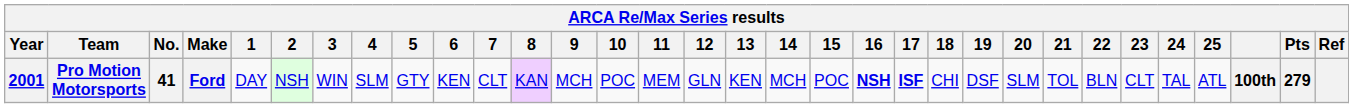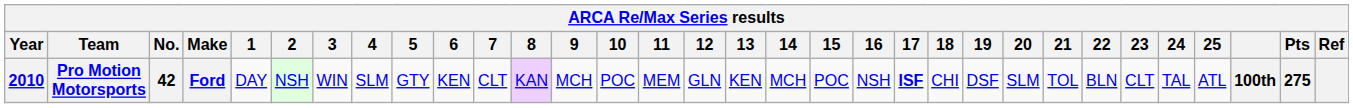(26, 80) 2001 -> (26, 80) 2010
(167, 80) 41 -> (167, 80) 42
(874, 80) bold -> (874, 80) normal
(1297, 80) 279 -> (1297, 80) 275
